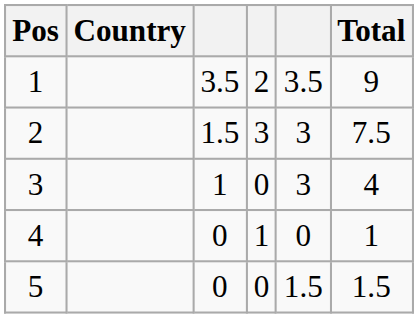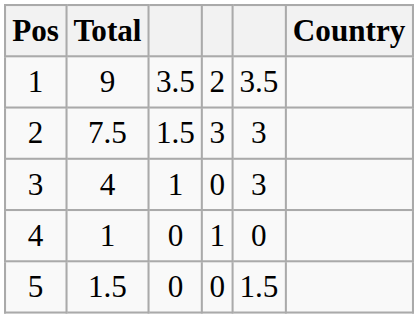columns swapped: (130, 30) <-> (371, 30)
